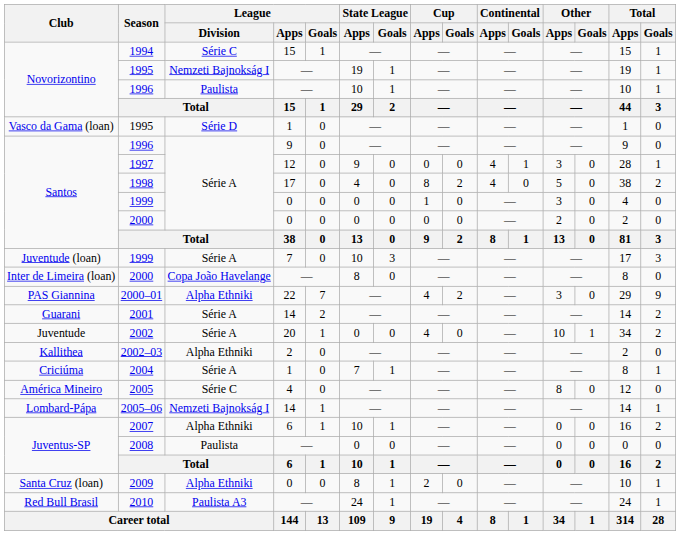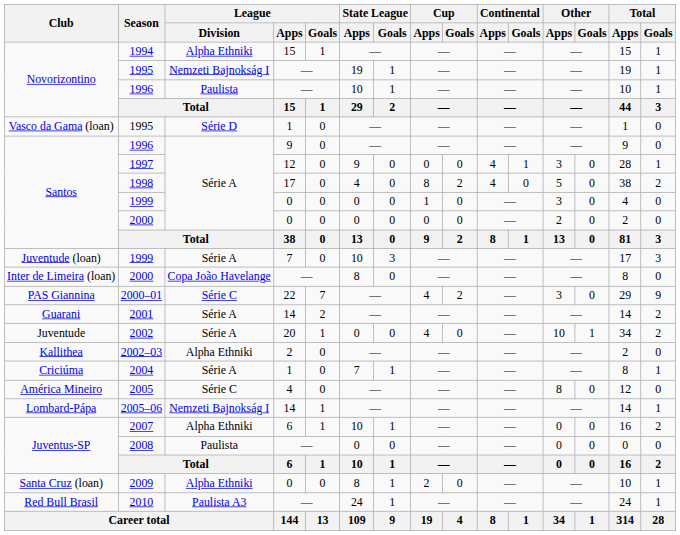(219, 51) Série C -> (219, 51) Alpha Ethniki
(219, 295) Alpha Ethniki -> (219, 295) Série C
